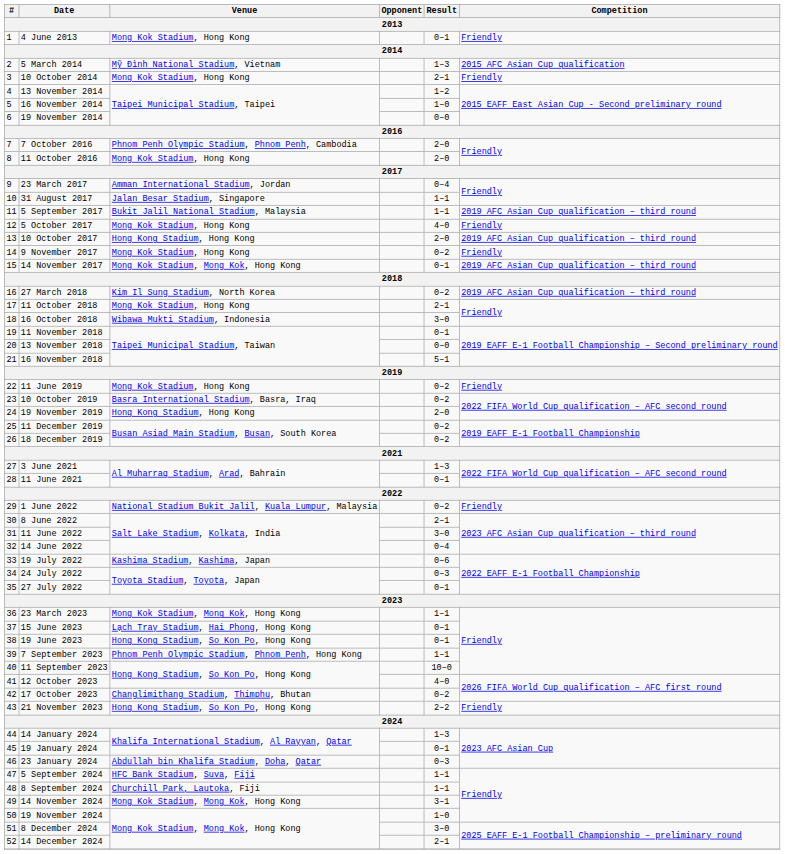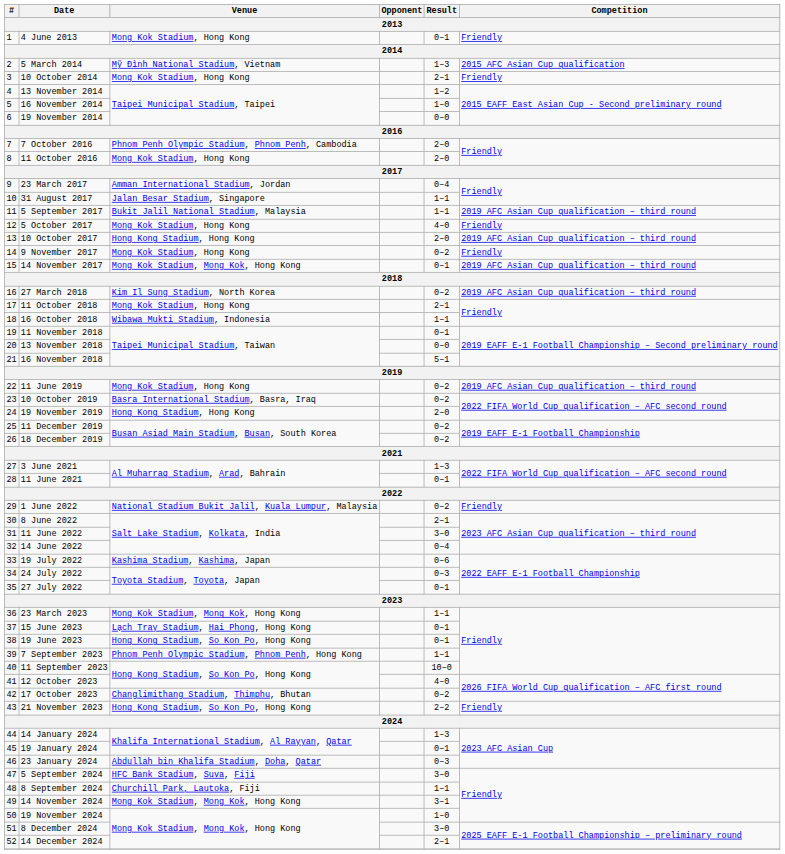(442, 319) 3–0 -> (442, 319) 1–1
(482, 386) Friendly -> (579, 386) 2019 AFC Asian Cup qualification – third round
(442, 775) 1–1 -> (442, 775) 3–0
